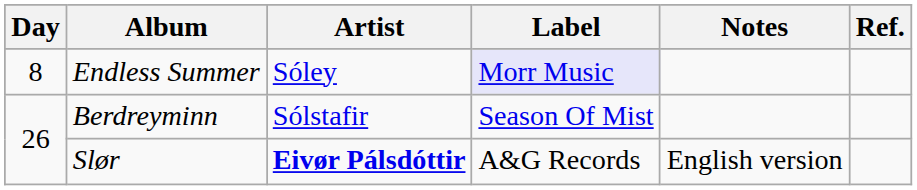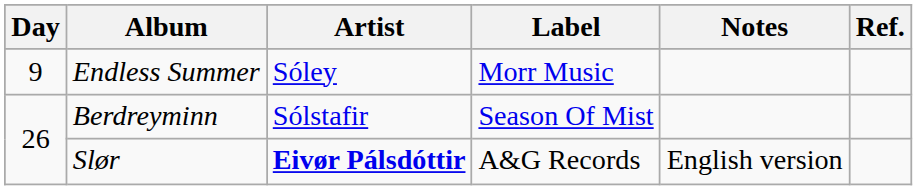(36, 71) 8 -> (36, 71) 9
(546, 71) lavender background -> (546, 71) no background
